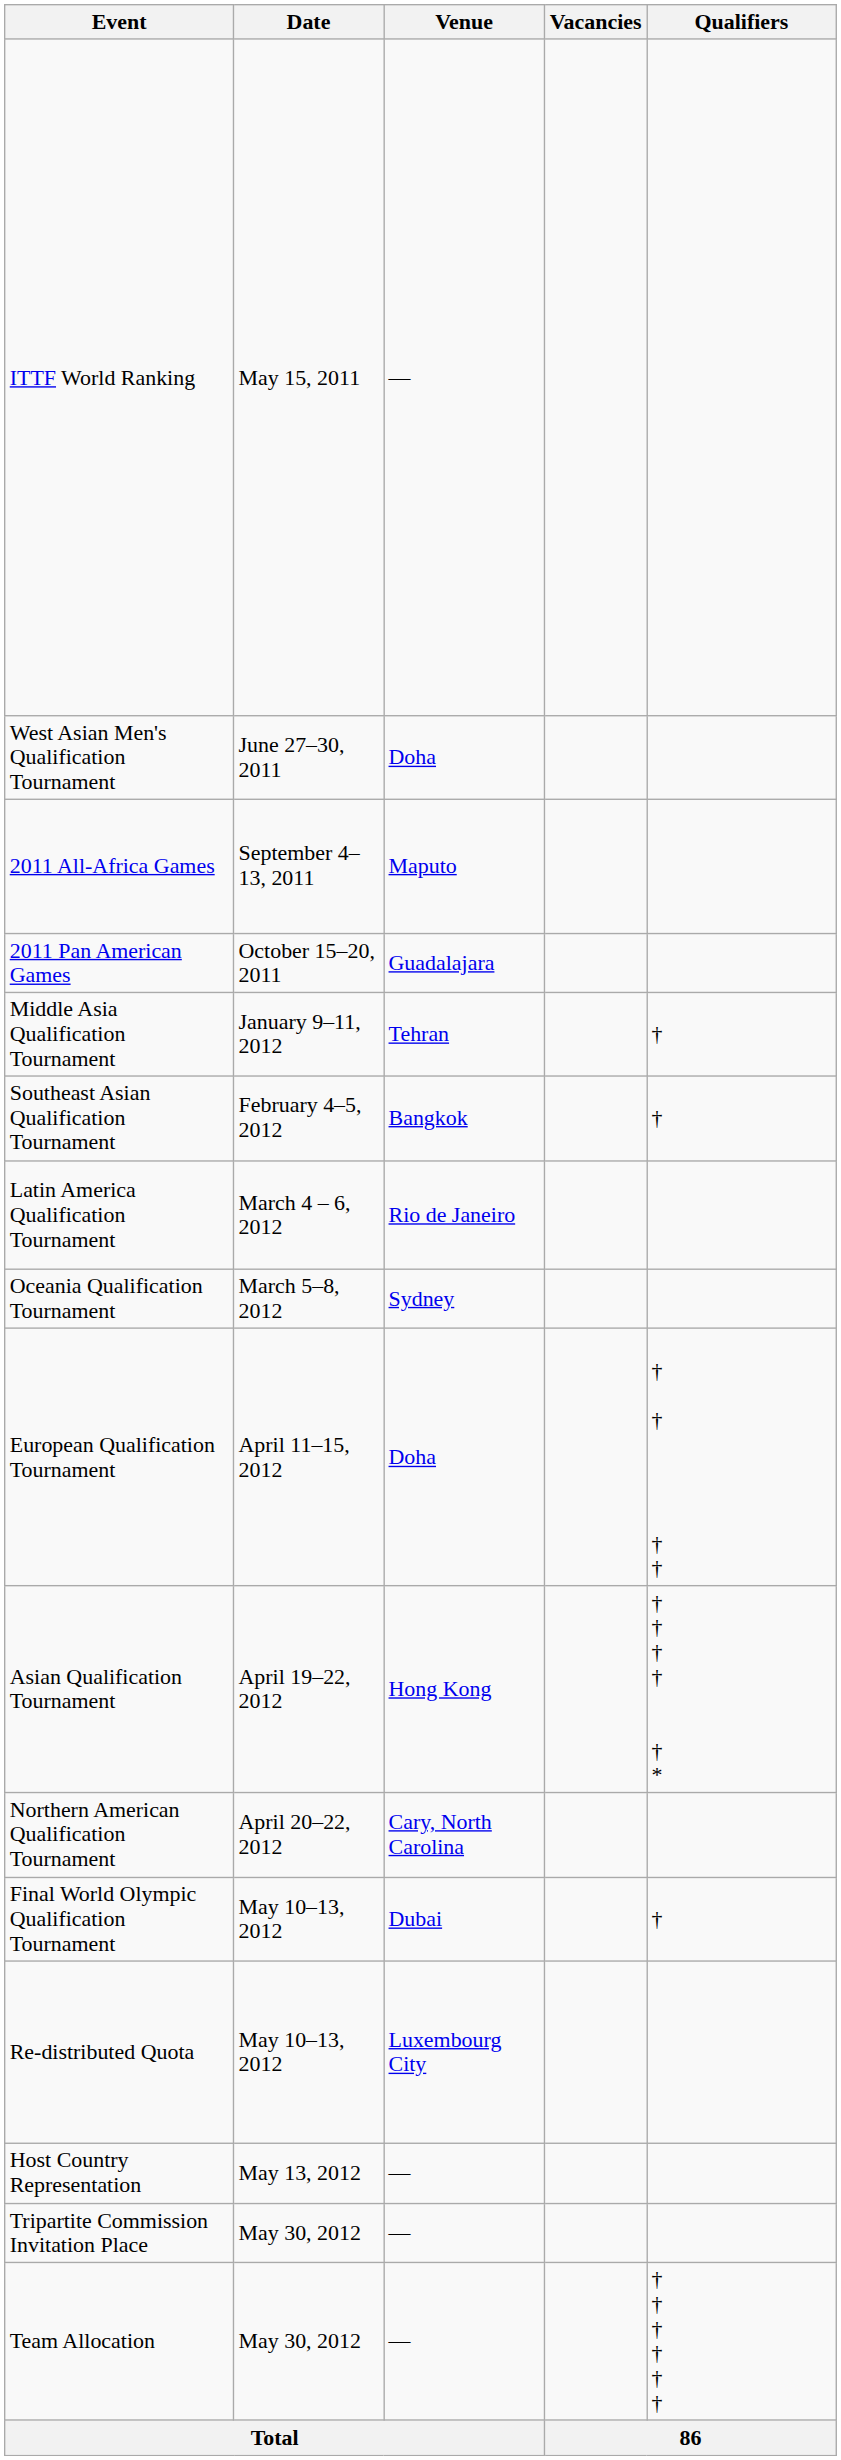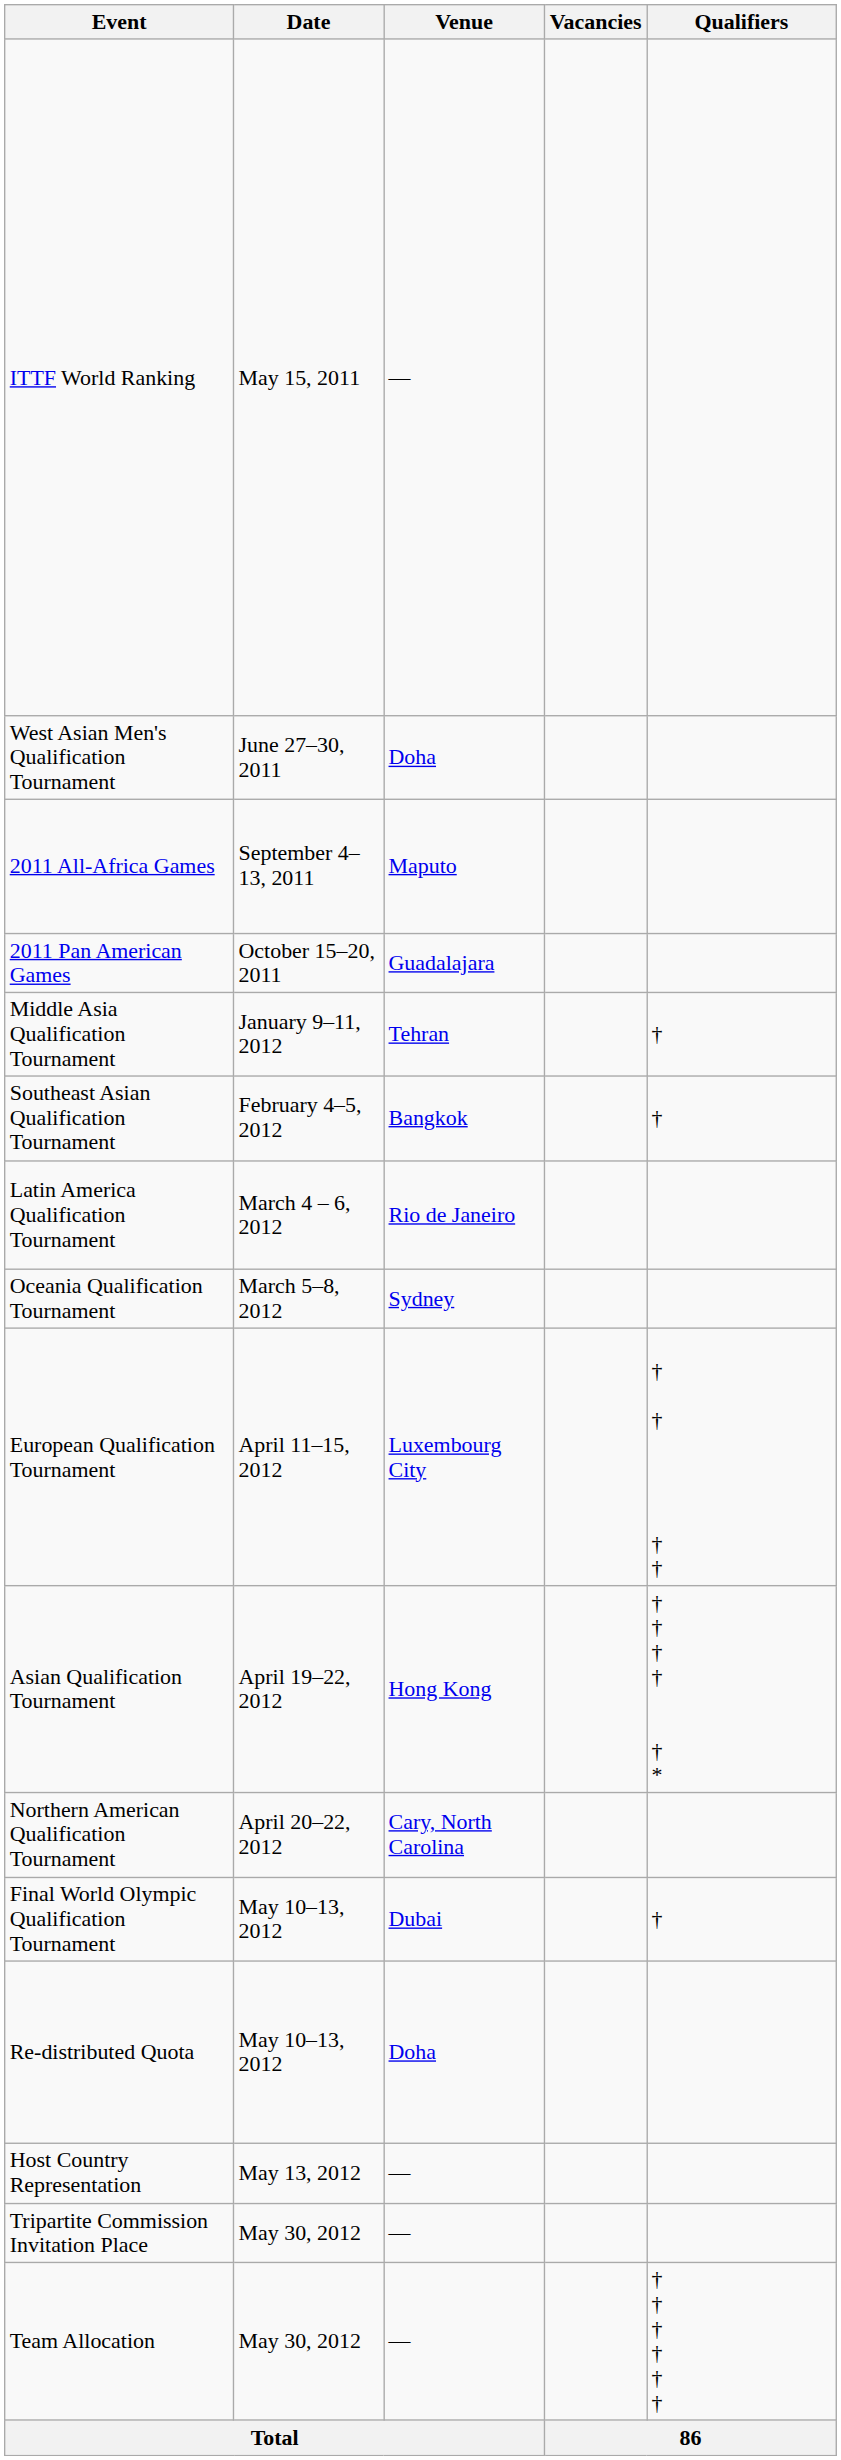(412, 1456) Doha -> (445, 1456) Luxembourg City
(445, 2052) Luxembourg City -> (412, 2052) Doha
